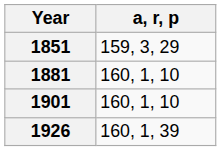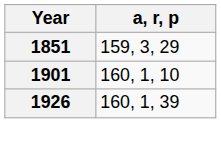- row: (51, 74)
